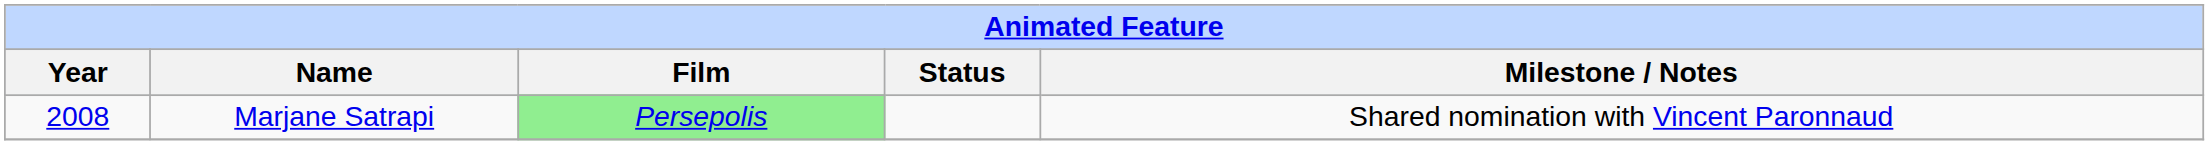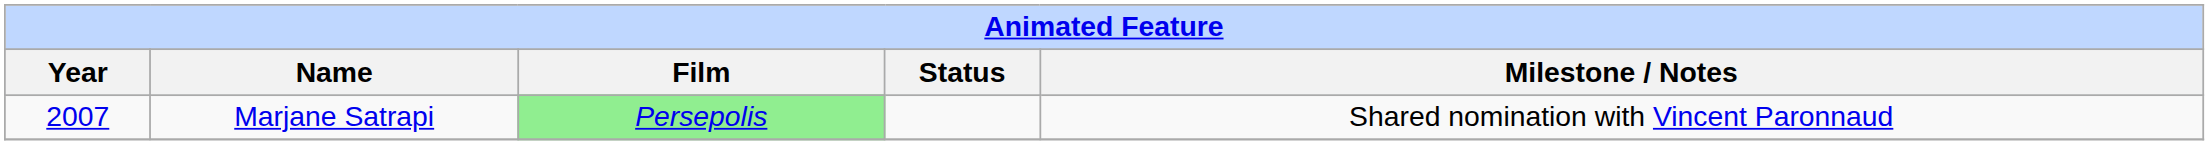(78, 116) 2008 -> (78, 116) 2007
